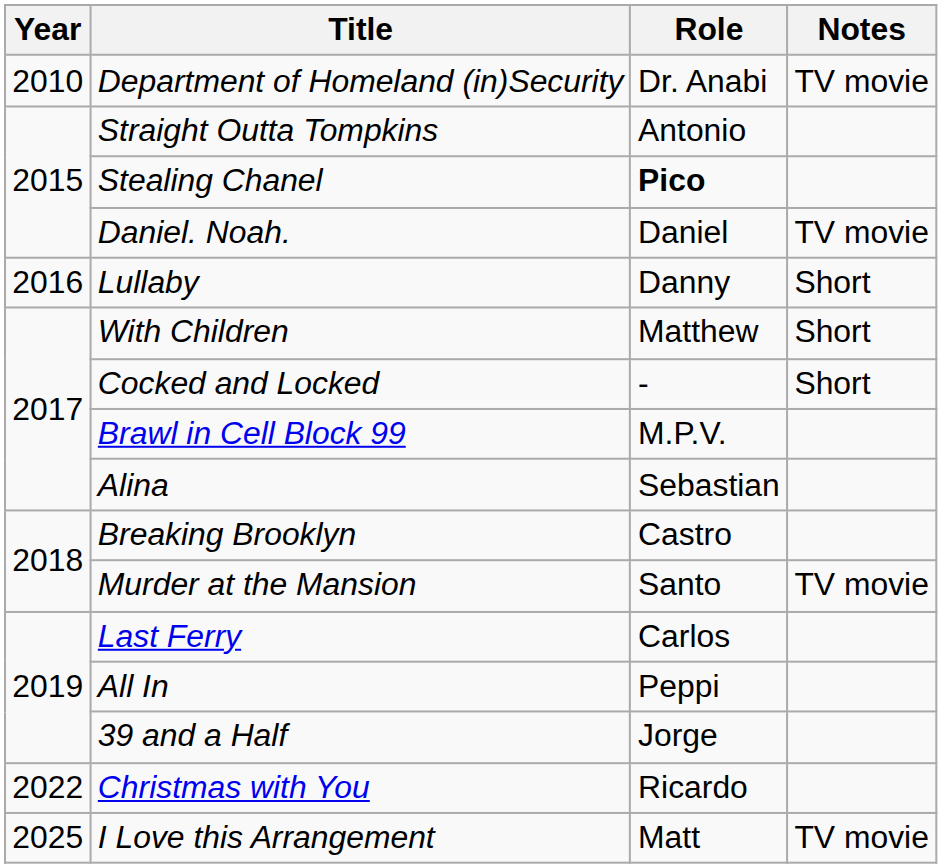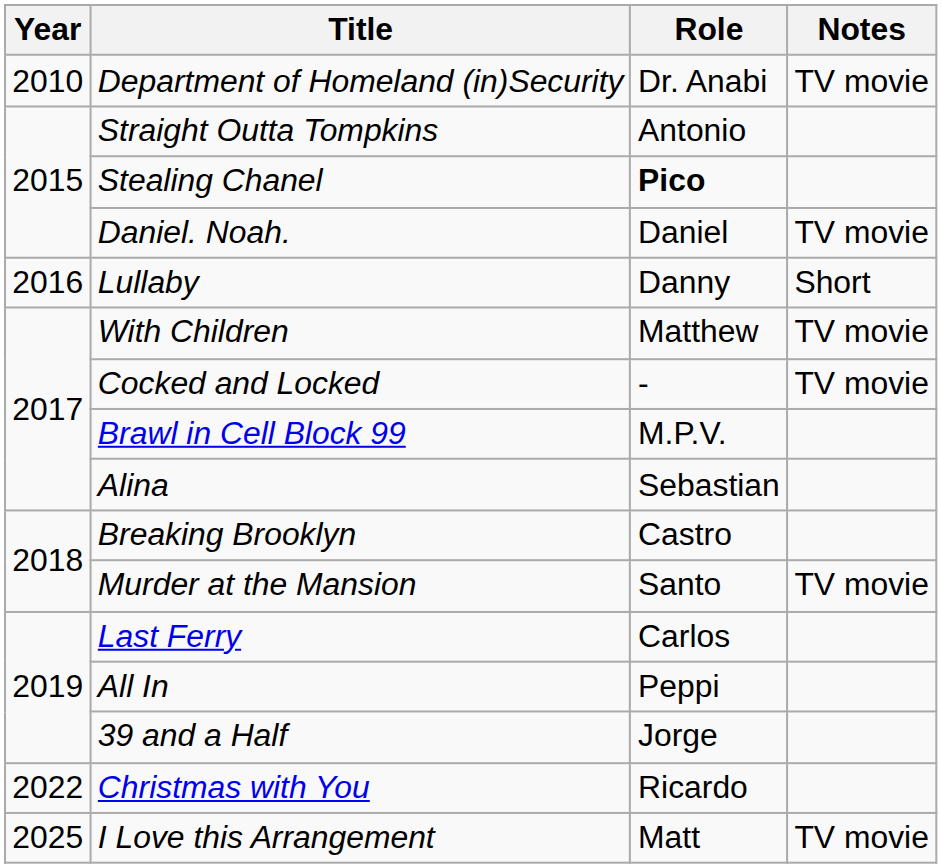(832, 332) Short -> (862, 332) TV movie
(832, 383) Short -> (862, 383) TV movie
